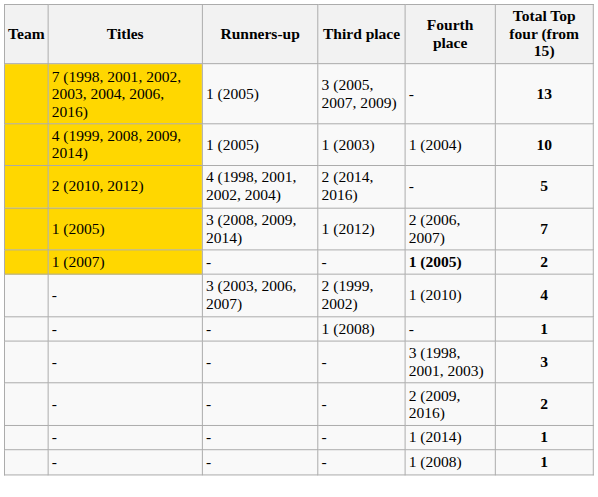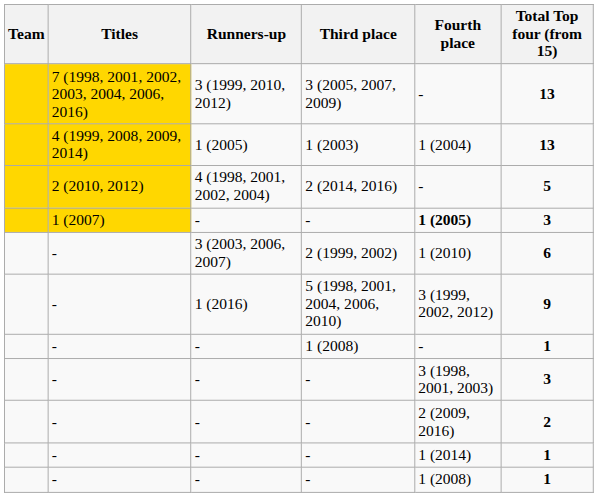(232, 93) 1 (2005) -> (240, 93) 3 (1999, 2010, 2012)
(544, 144) 10 -> (547, 144) 13
- row: (78, 228)
(544, 262) 2 -> (547, 220) 3
(544, 295) 4 -> (547, 253) 6
+ row: (54, 304)
